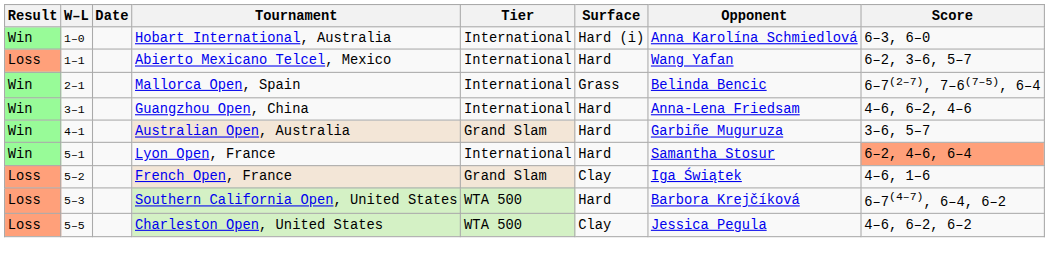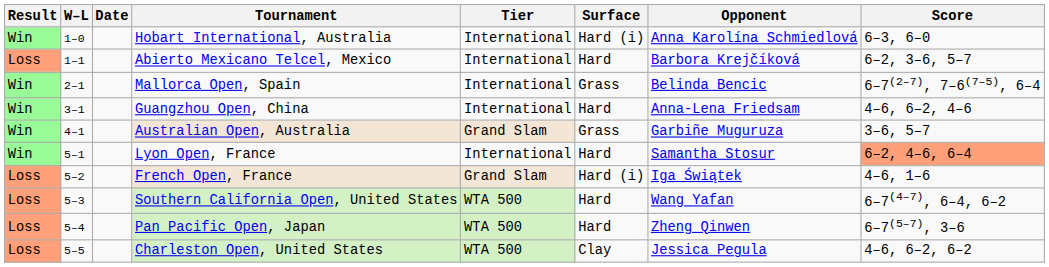(692, 61) Wang Yafan -> (725, 61) Barbora Krejčíková
(595, 132) Hard -> (599, 132) Grass
(595, 176) Clay -> (611, 176) Hard (i)
(725, 201) Barbora Krejčíková -> (692, 201) Wang Yafan
+ row: (230, 227)
